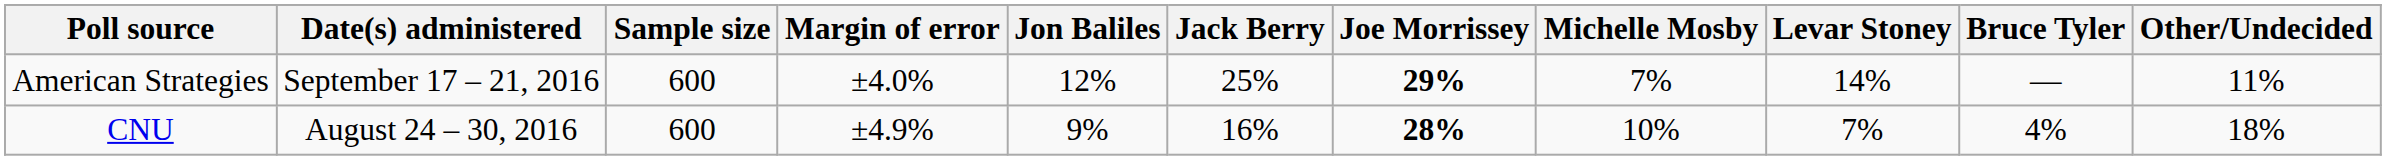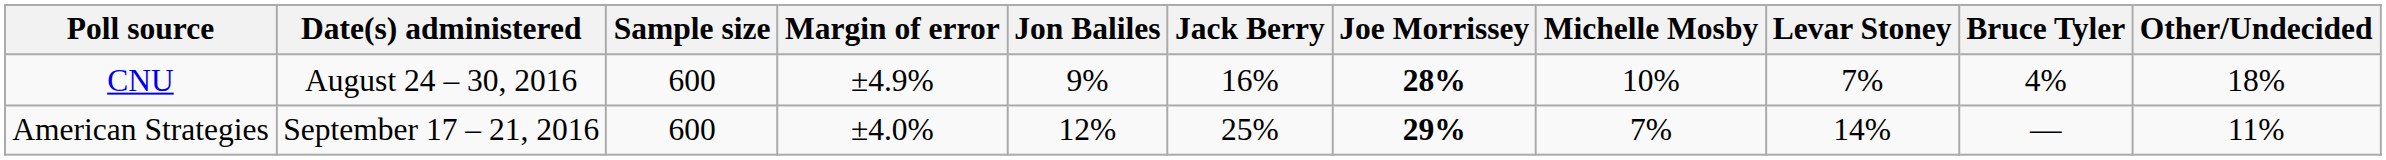rows swapped: (140, 129) <-> (140, 79)
